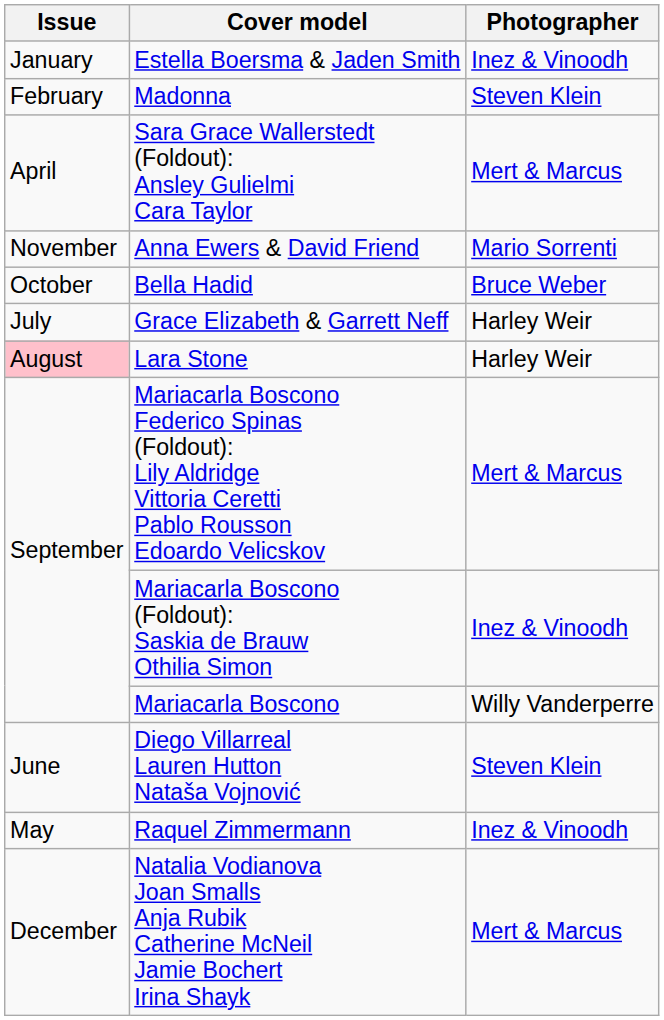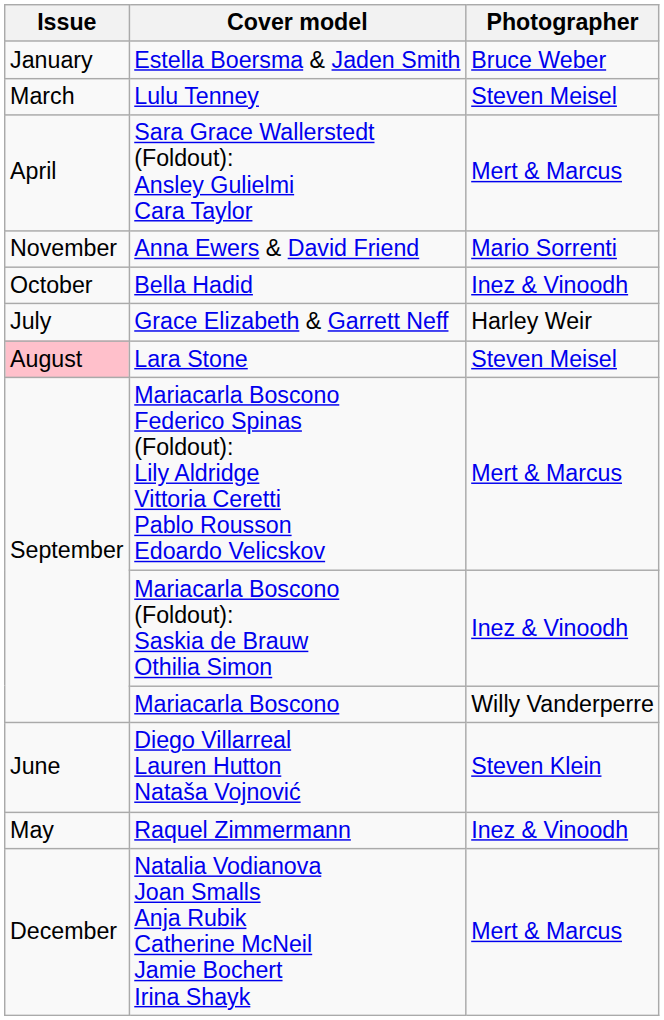(550, 59) Inez & Vinoodh -> (539, 59) Bruce Weber
- row: (183, 96)
+ row: (197, 96)
(539, 285) Bruce Weber -> (550, 285) Inez & Vinoodh
(532, 358) Harley Weir -> (544, 358) Steven Meisel
